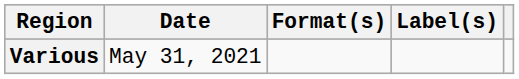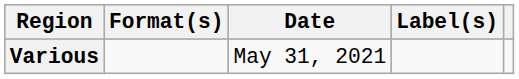columns swapped: (185, 22) <-> (329, 22)
